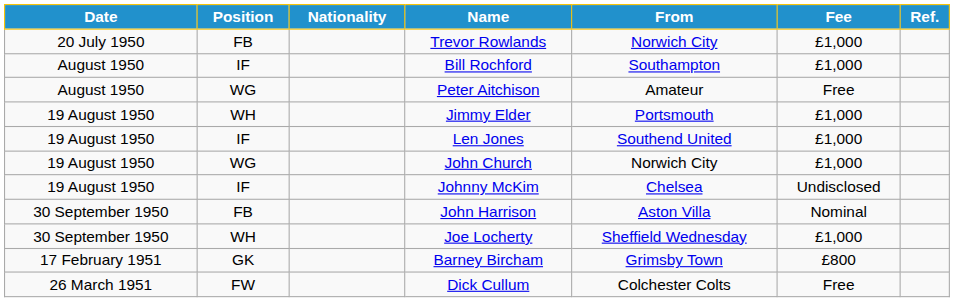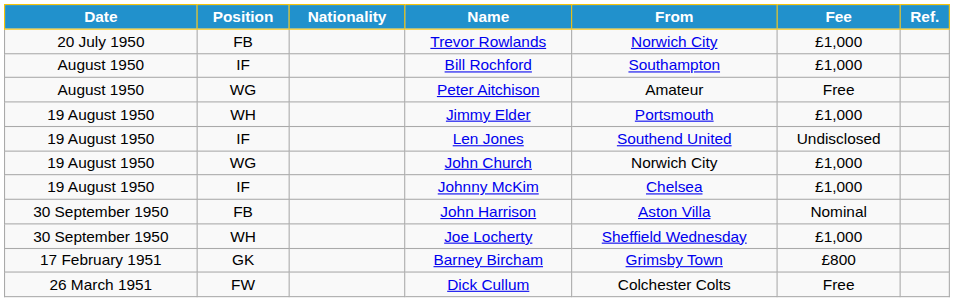(839, 139) £1,000 -> (839, 139) Undisclosed
(839, 187) Undisclosed -> (839, 187) £1,000
